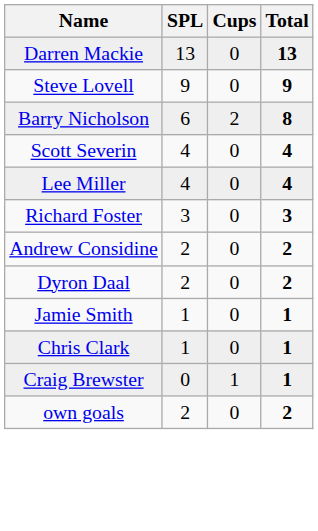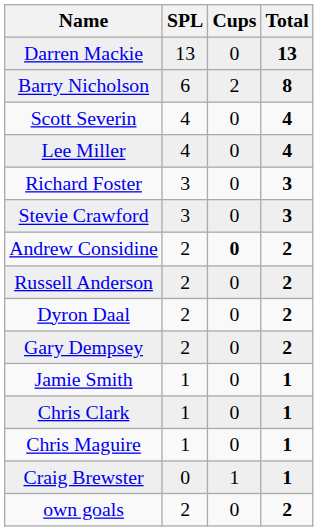- row: (84, 86)
+ row: (84, 216)
(234, 249) normal -> (234, 249) bold
+ row: (84, 281)
+ row: (84, 346)
+ row: (84, 444)
